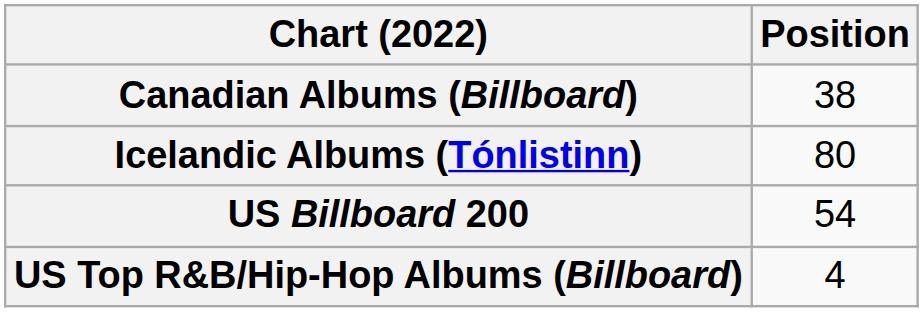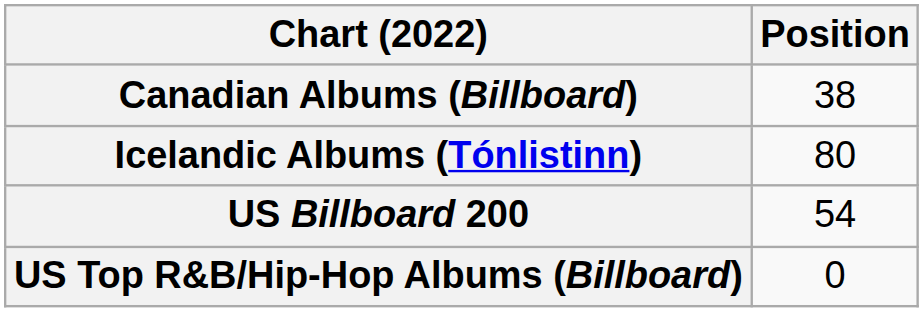(835, 275) 4 -> (835, 275) 0
